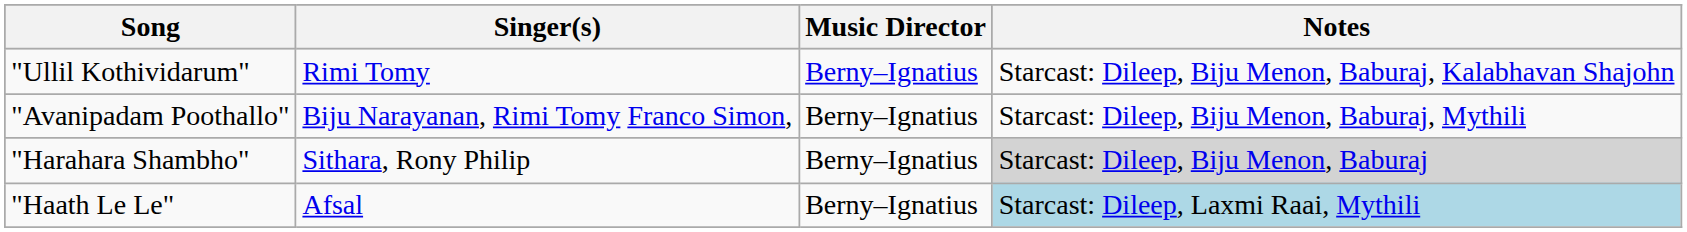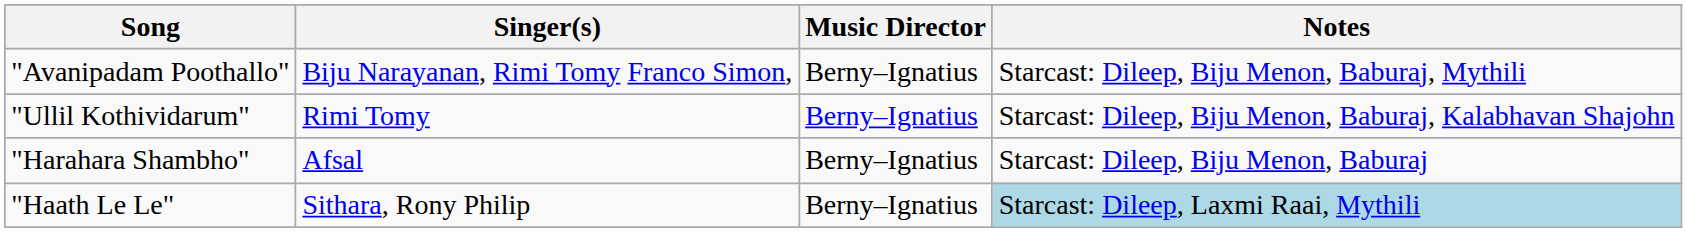rows swapped: (130, 71) <-> (150, 115)
(416, 159) Sithara, Rony Philip -> (333, 159) Afsal
(1213, 159) lightgrey background -> (1213, 159) no background
(333, 204) Afsal -> (416, 204) Sithara, Rony Philip
